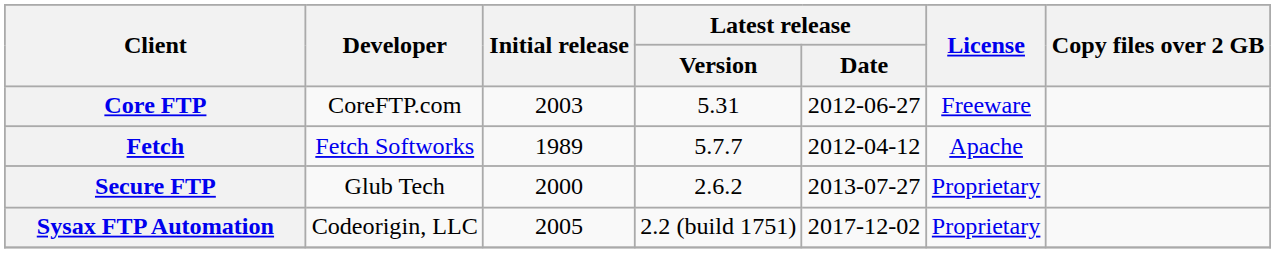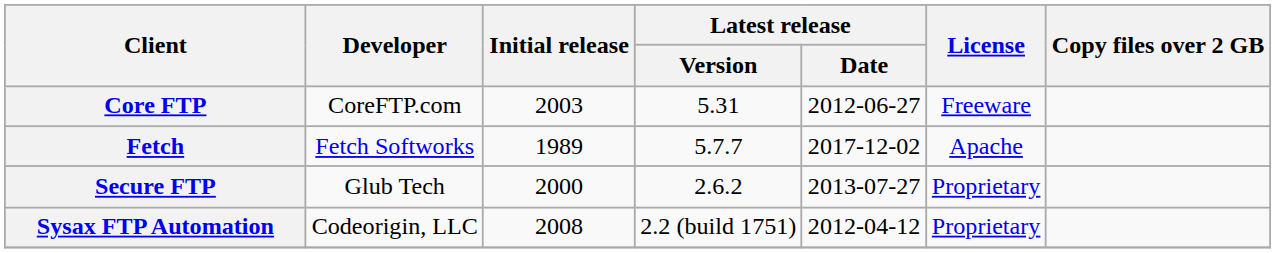(864, 146) 2012-04-12 -> (864, 146) 2017-12-02
(559, 226) 2005 -> (559, 226) 2008
(864, 226) 2017-12-02 -> (864, 226) 2012-04-12
